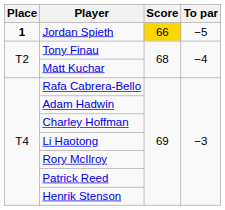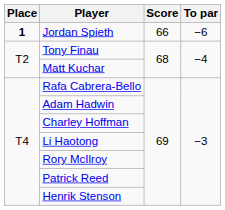(162, 31) gold background -> (162, 31) no background
(201, 31) −5 -> (201, 31) −6
